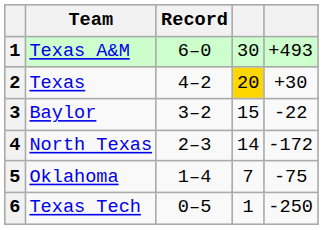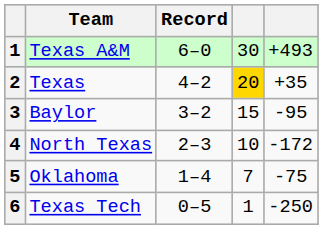(291, 83) +30 -> (291, 83) +35
(291, 114) -22 -> (291, 114) -95
(248, 145) 14 -> (248, 145) 10
